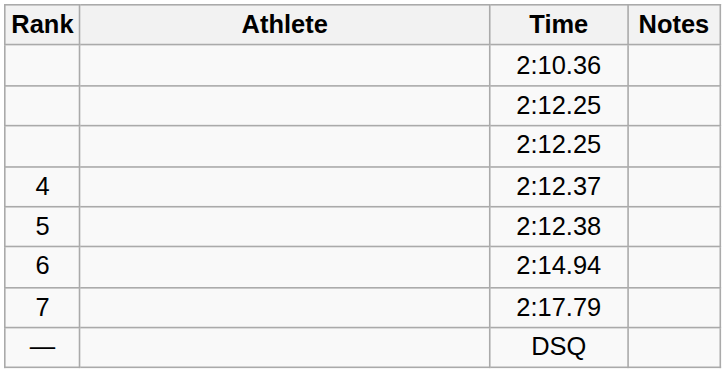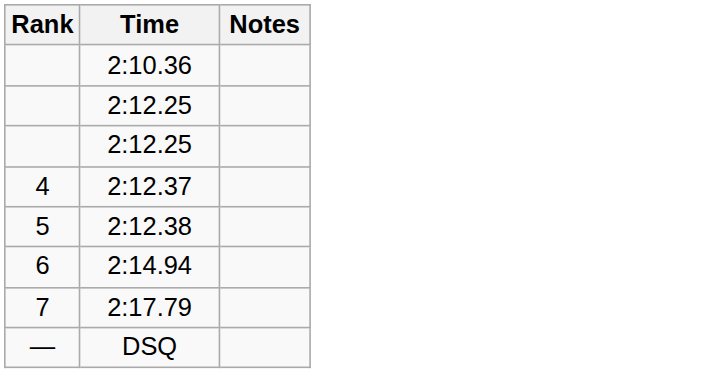- column: (285, 24)
